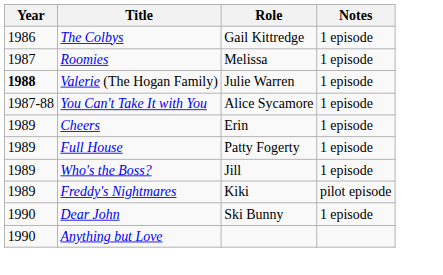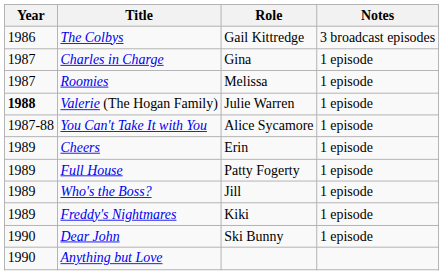(346, 37) 1 episode -> (378, 37) 3 broadcast episodes
+ row: (112, 59)
(356, 192) pilot episode -> (346, 214) 1 episode
